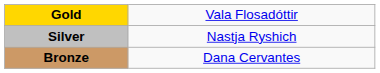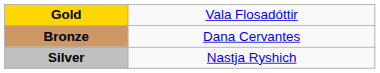rows swapped: (66, 36) <-> (66, 57)
